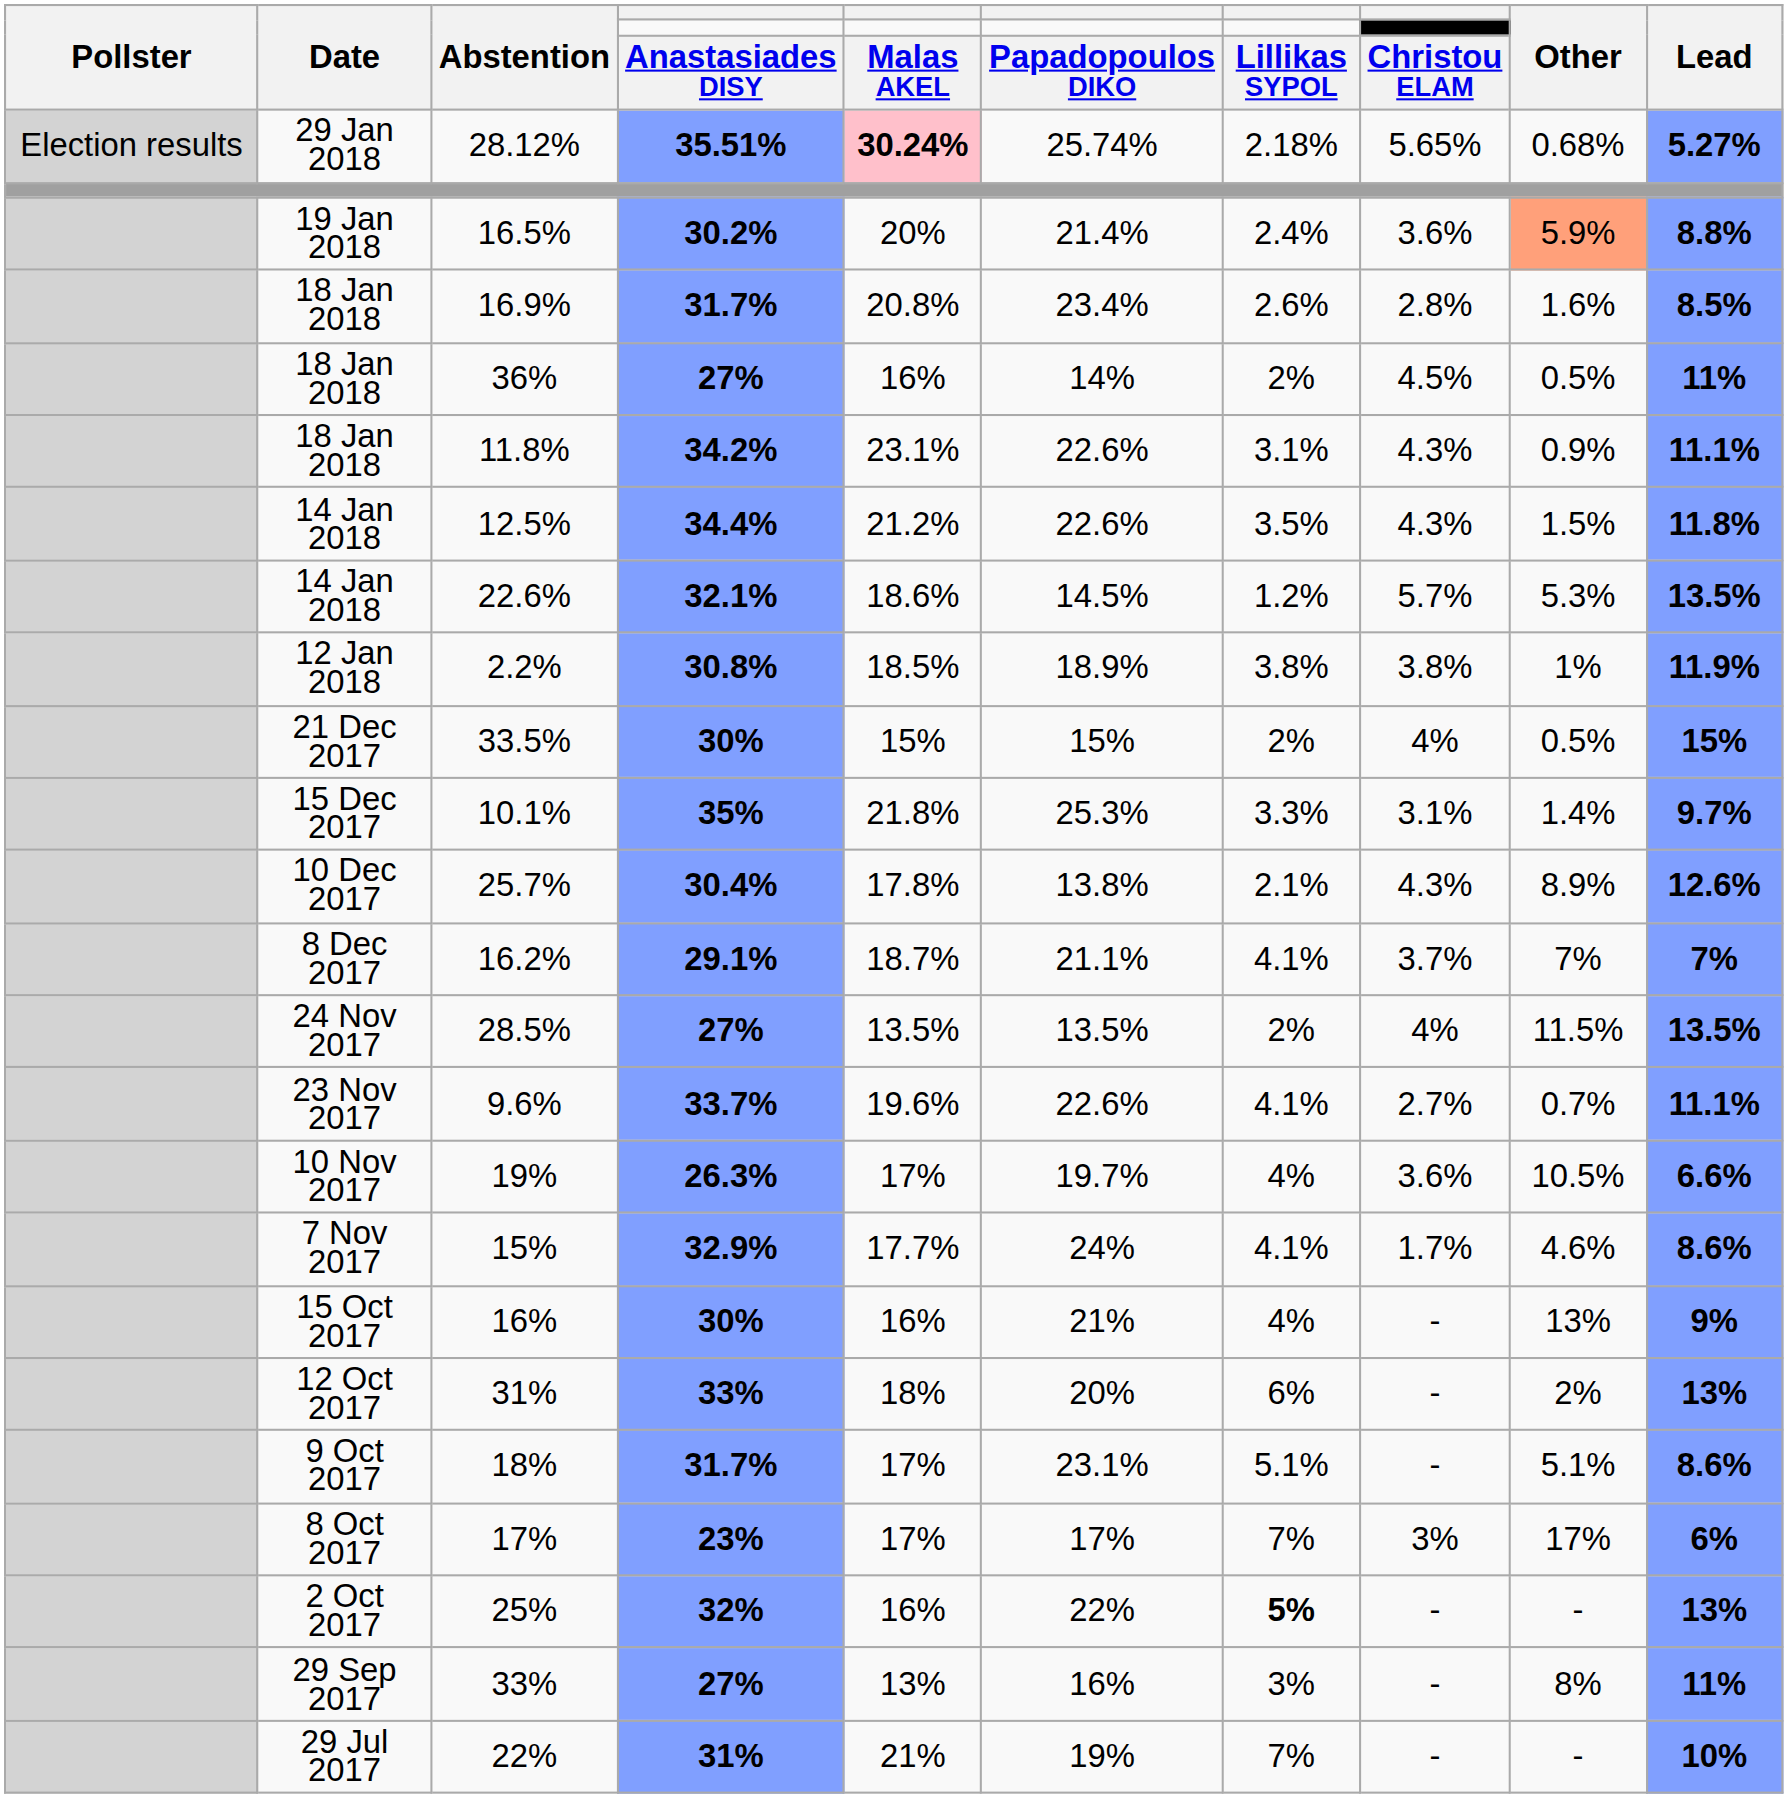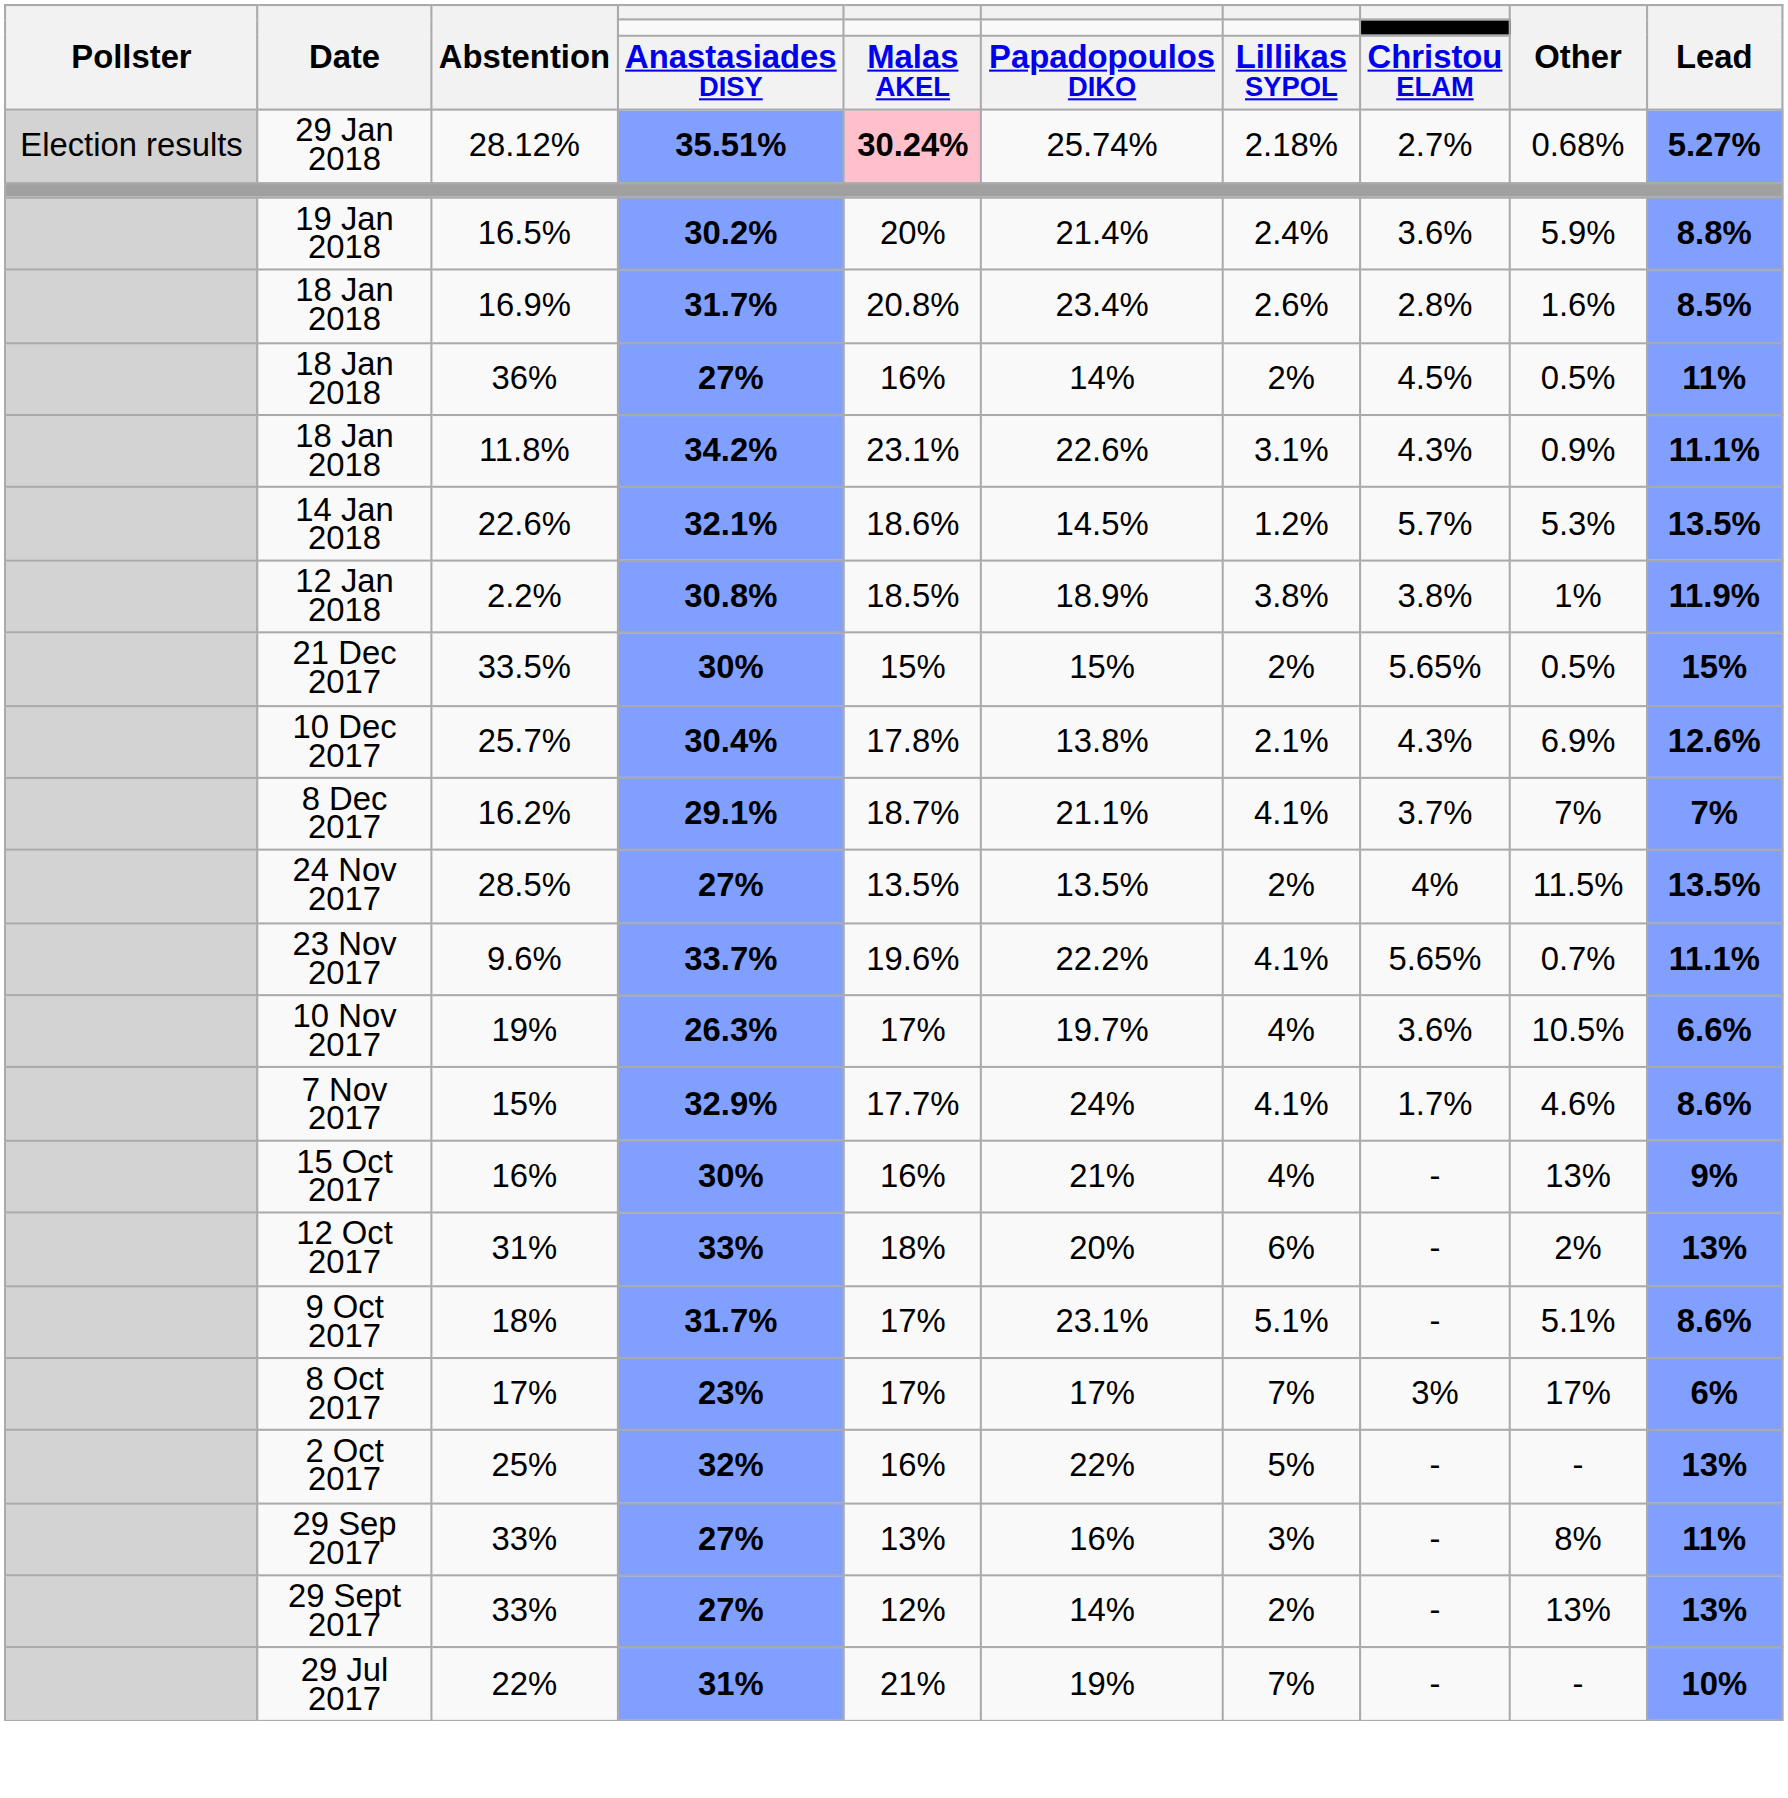(1435, 145) 5.65% -> (1435, 145) 2.7%
(1578, 233) lightsalmon background -> (1578, 233) no background
- row: (345, 523)
(1435, 740) 4% -> (1435, 668) 5.65%
- row: (345, 813)
(1578, 885) 8.9% -> (1578, 740) 6.9%
(1102, 1103) 22.6% -> (1102, 958) 22.2%
(1435, 1103) 2.7% -> (1435, 958) 5.65%
(1291, 1611) bold -> (1291, 1466) normal
+ row: (345, 1611)
